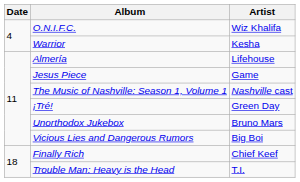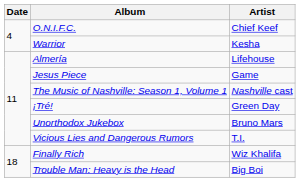(256, 28) Wiz Khalifa -> (255, 28) Chief Keef
(247, 138) Big Boi -> (238, 138) T.I.
(255, 153) Chief Keef -> (256, 153) Wiz Khalifa
(238, 169) T.I. -> (247, 169) Big Boi
